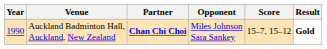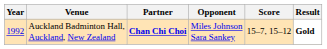(15, 32) 1990 -> (15, 32) 1992
